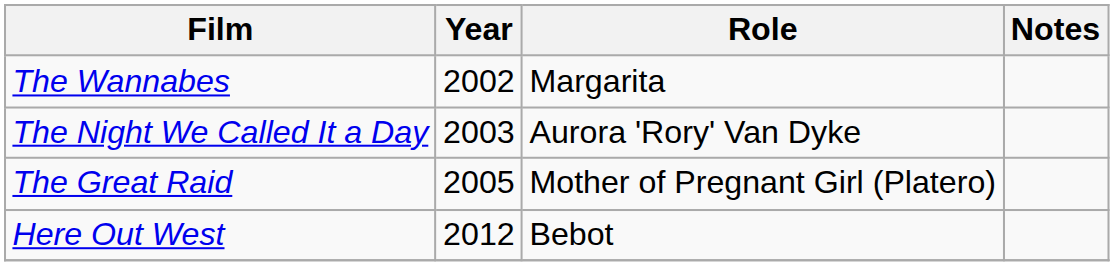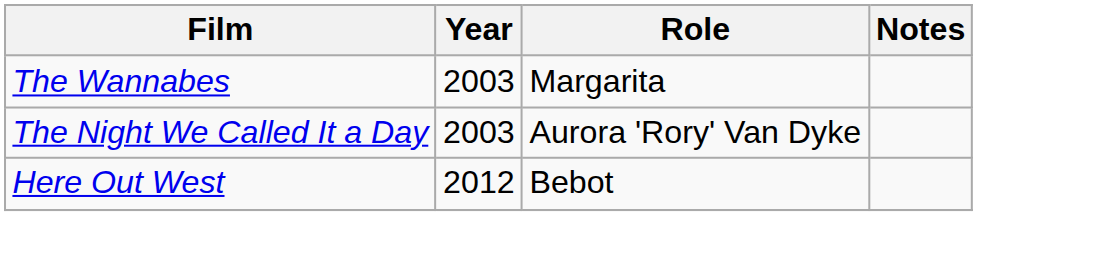(479, 81) 2002 -> (479, 81) 2003
- row: (122, 183)
